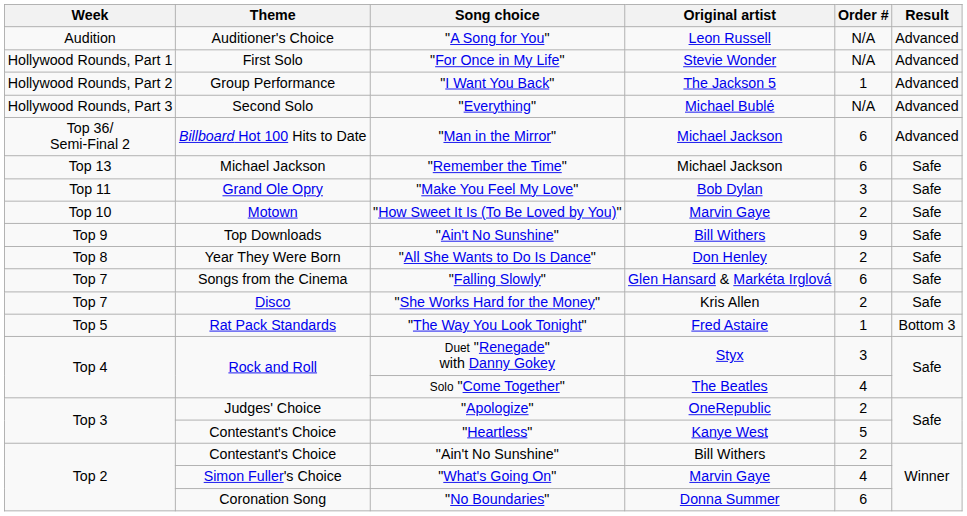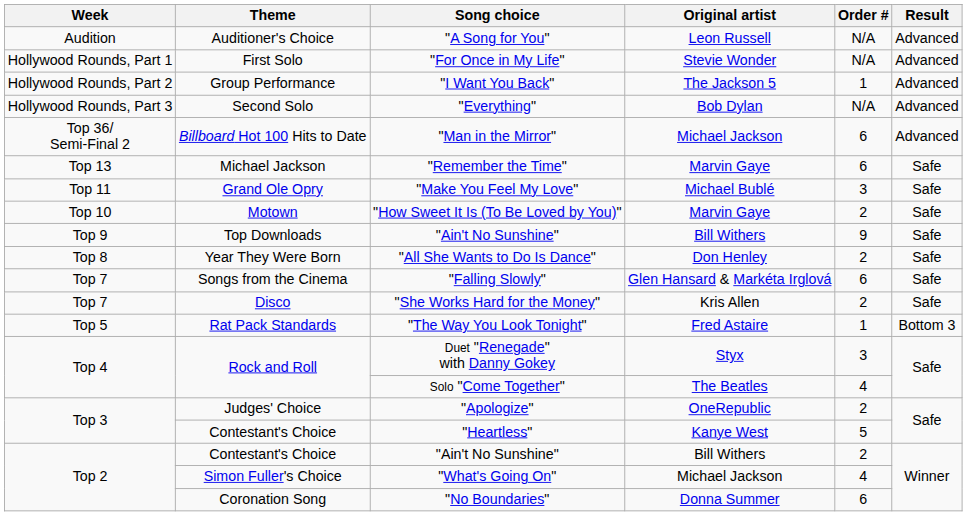(730, 106) Michael Bublé -> (730, 106) Bob Dylan
(730, 167) Michael Jackson -> (730, 167) Marvin Gaye
(730, 189) Bob Dylan -> (730, 189) Michael Bublé
(730, 476) Marvin Gaye -> (730, 476) Michael Jackson
